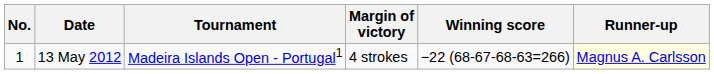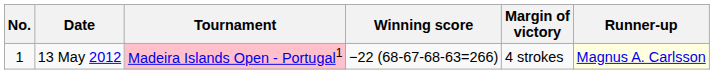columns swapped: (495, 24) <-> (382, 24)
(235, 57) no background -> (235, 57) pink background
